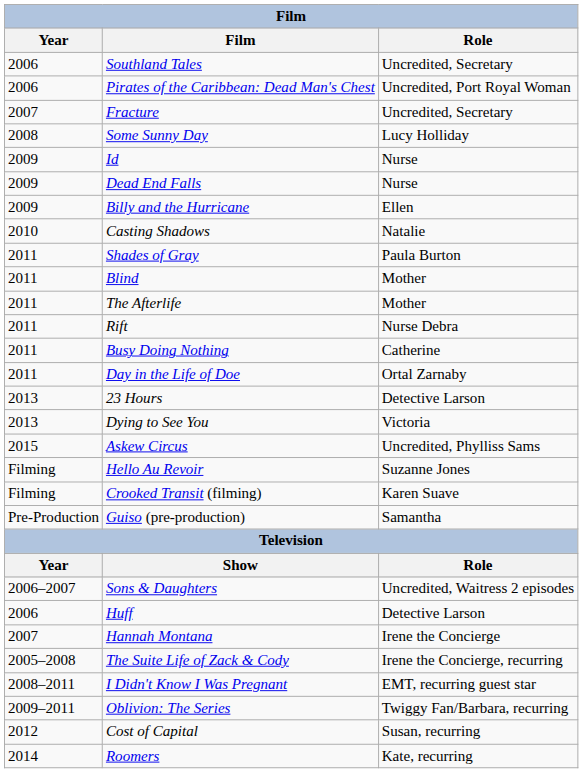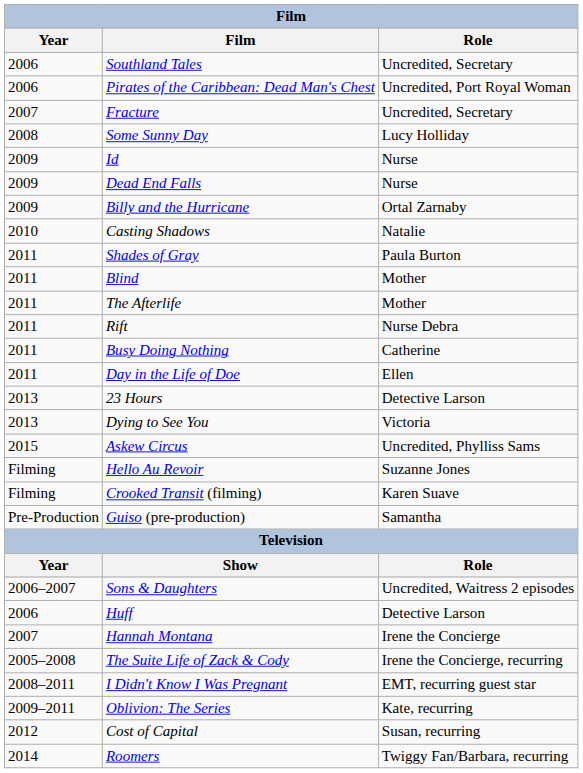(398, 207) Ellen -> (424, 207) Ortal Zarnaby
(424, 374) Ortal Zarnaby -> (398, 374) Ellen
(475, 708) Twiggy Fan/Barbara, recurring -> (427, 708) Kate, recurring
(427, 755) Kate, recurring -> (475, 755) Twiggy Fan/Barbara, recurring
